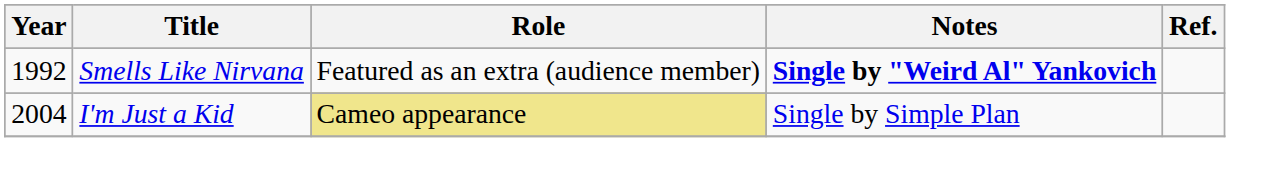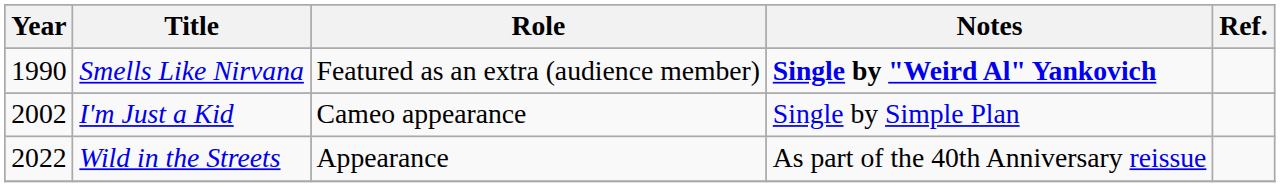(39, 70) 1992 -> (39, 70) 1990
(39, 114) 2004 -> (39, 114) 2002
(422, 114) khaki background -> (422, 114) no background
+ row: (180, 158)
